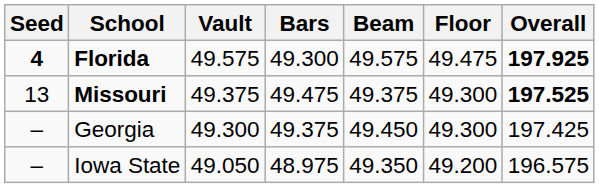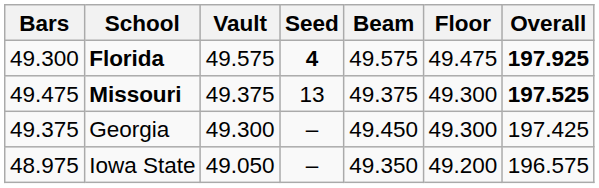columns swapped: (37, 23) <-> (304, 23)
